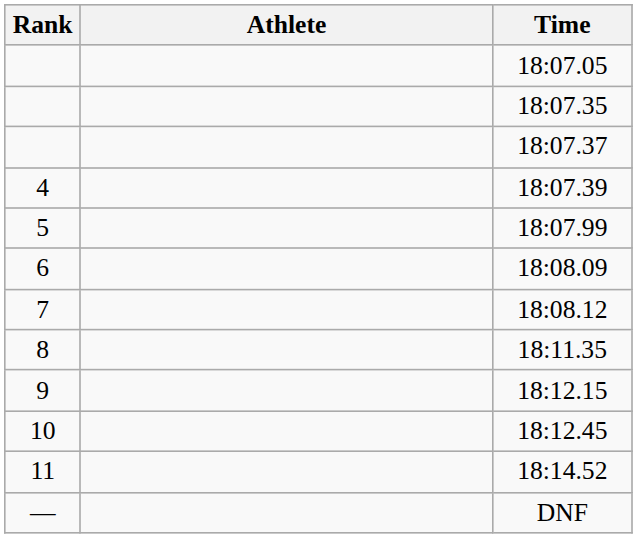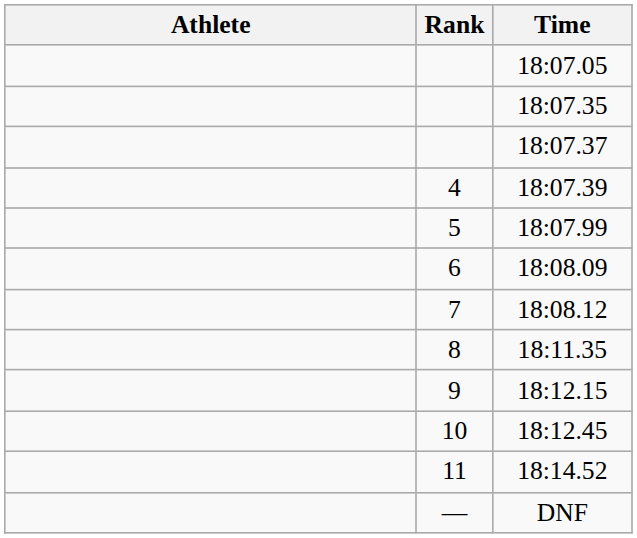columns swapped: (43, 24) <-> (286, 24)
